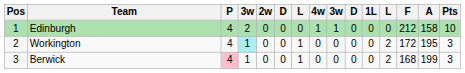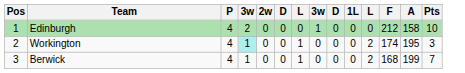- column: (318, 12)
(408, 44) 172 -> (390, 44) 174
(230, 60) pink background -> (230, 60) no background
(450, 60) 3 -> (432, 60) 7
